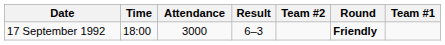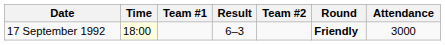columns swapped: (413, 13) <-> (195, 13)
(137, 31) no background -> (137, 31) lightyellow background
